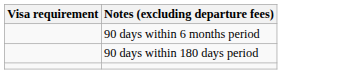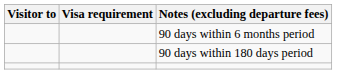+ column: (32, 14)
